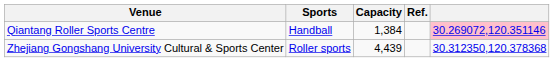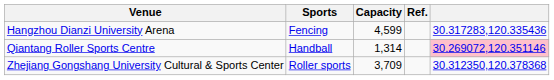+ row: (91, 30)
(388, 30) 1,384 -> (388, 48) 1,314
(388, 48) 4,439 -> (388, 65) 3,709
